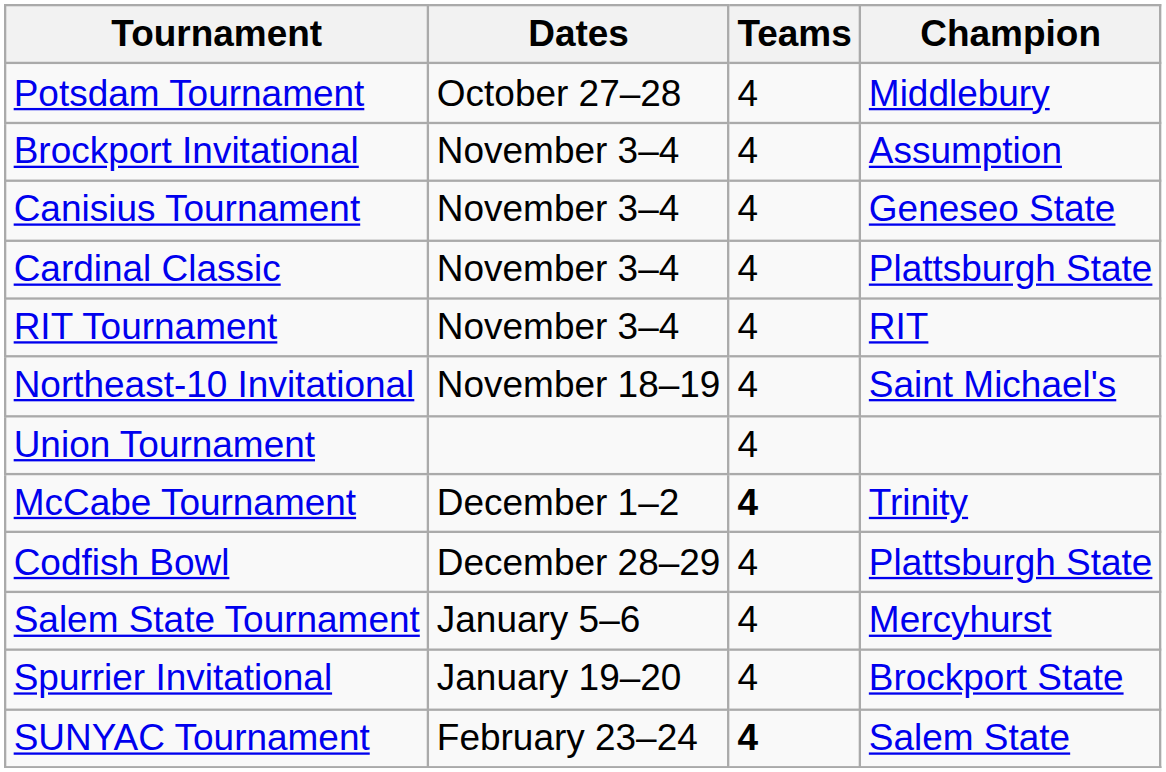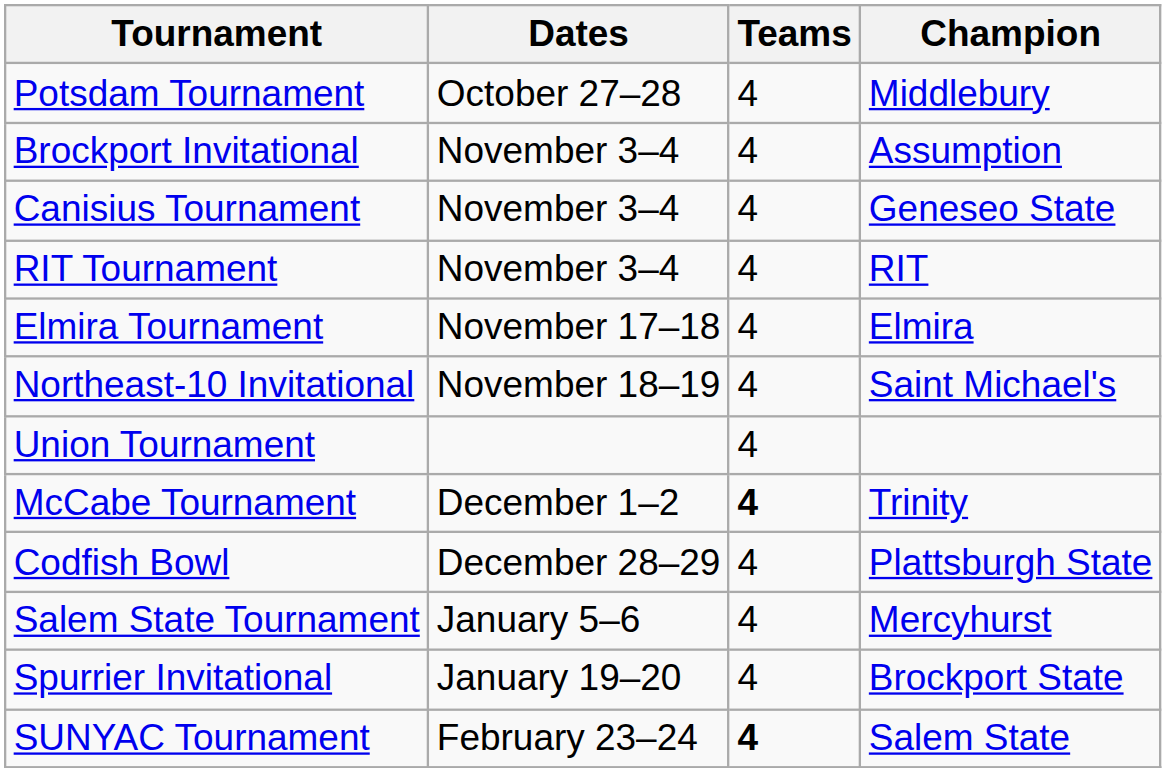- row: (147, 268)
+ row: (168, 326)
